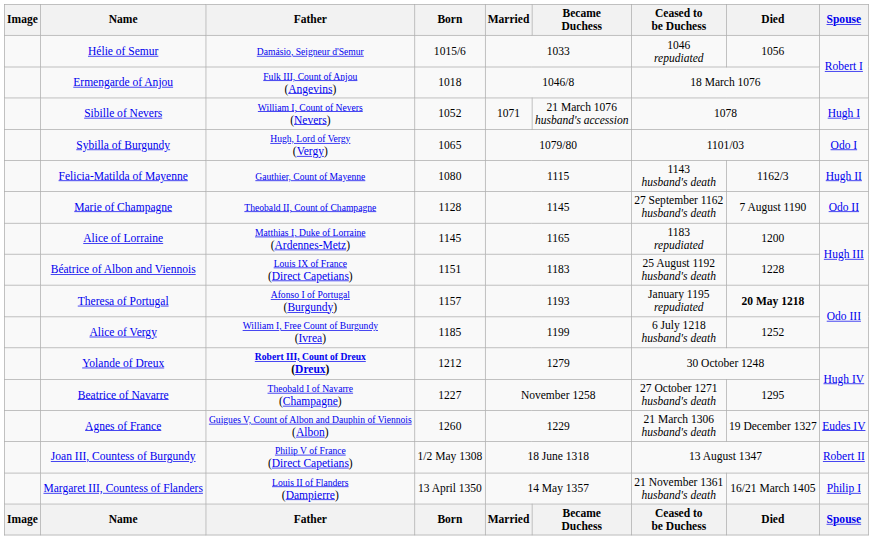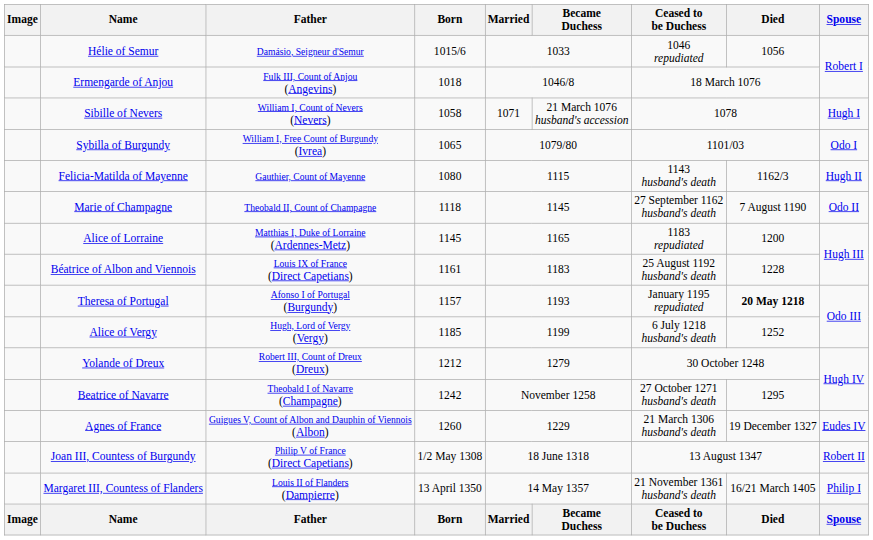(450, 113) 1052 -> (450, 113) 1058
(310, 145) Hugh, Lord of Vergy (Vergy) -> (310, 145) William I, Free Count of Burgundy (Ivrea)
(450, 207) 1128 -> (450, 207) 1118
(450, 269) 1151 -> (450, 269) 1161
(310, 333) William I, Free Count of Burgundy (Ivrea) -> (310, 333) Hugh, Lord of Vergy (Vergy)
(310, 363) bold -> (310, 364) normal
(450, 394) 1227 -> (450, 394) 1242
